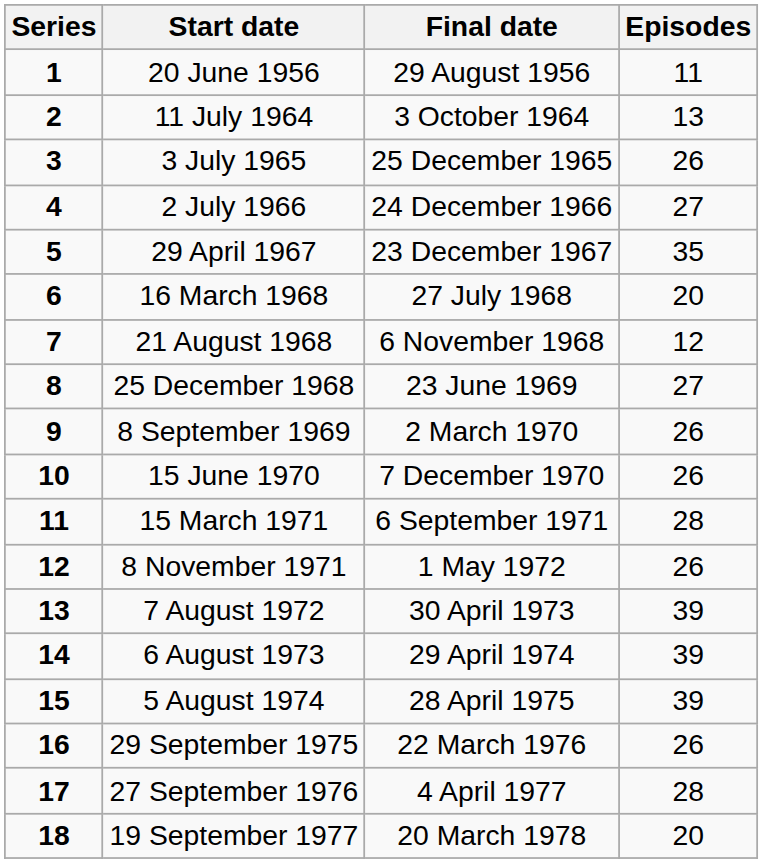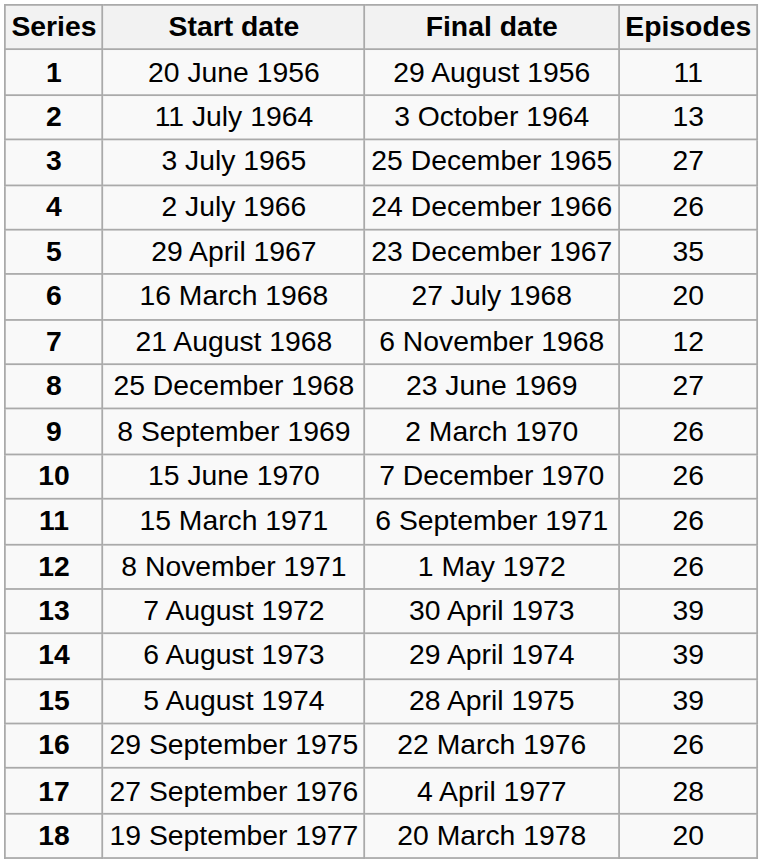(688, 161) 26 -> (688, 161) 27
(688, 206) 27 -> (688, 206) 26
(688, 521) 28 -> (688, 521) 26
